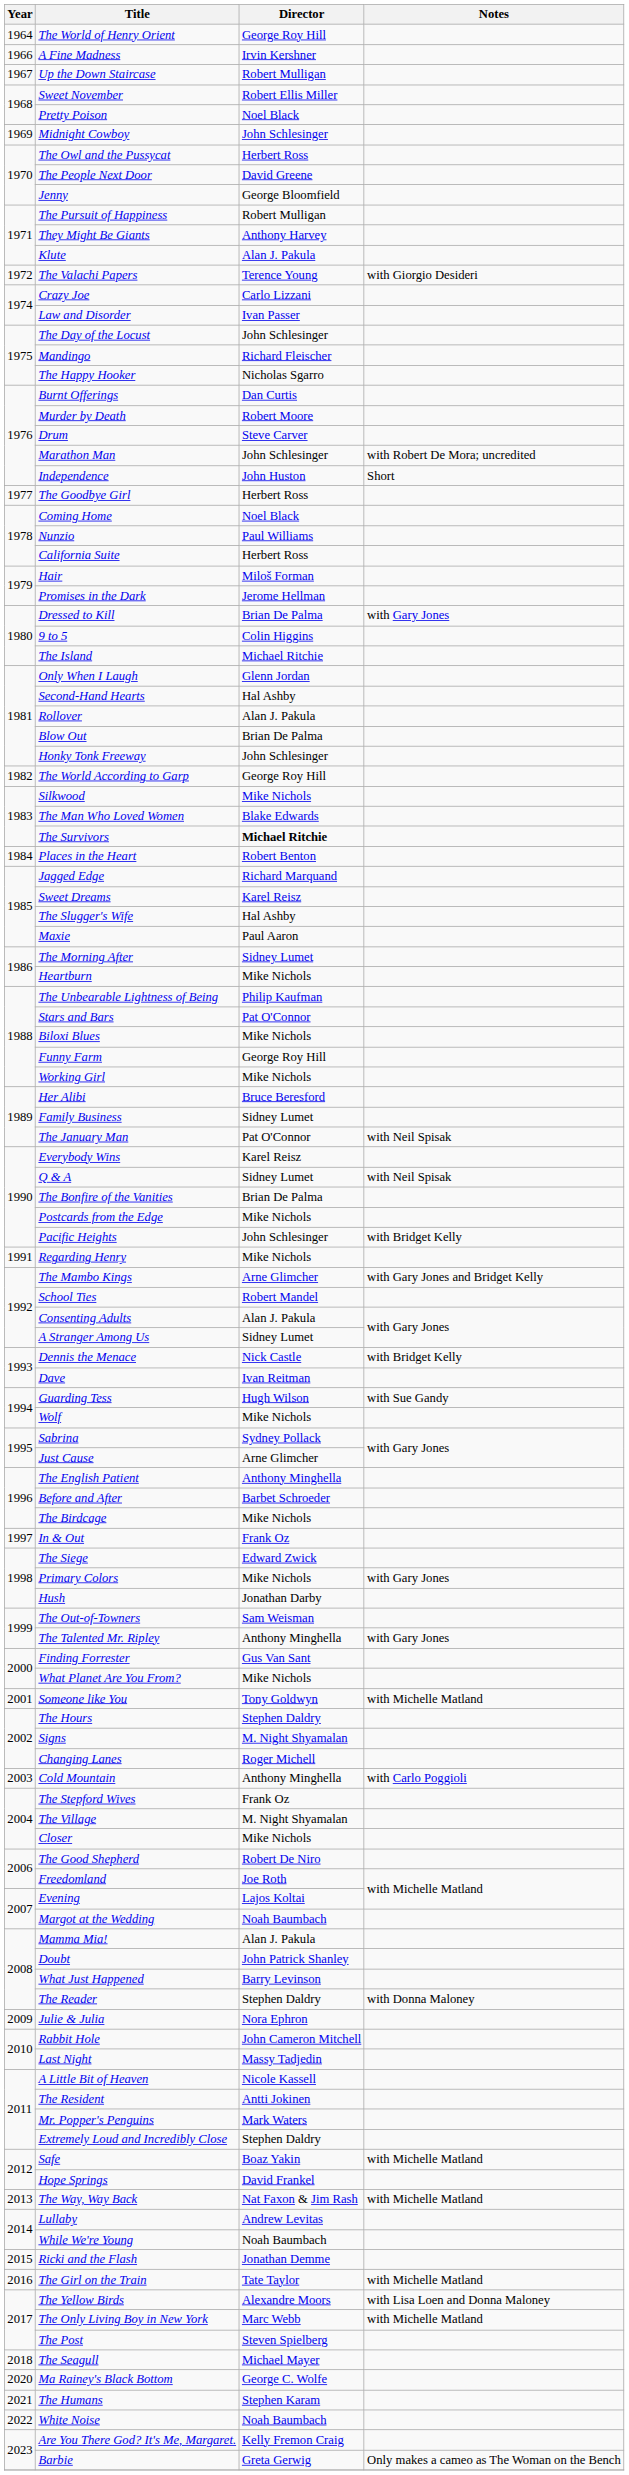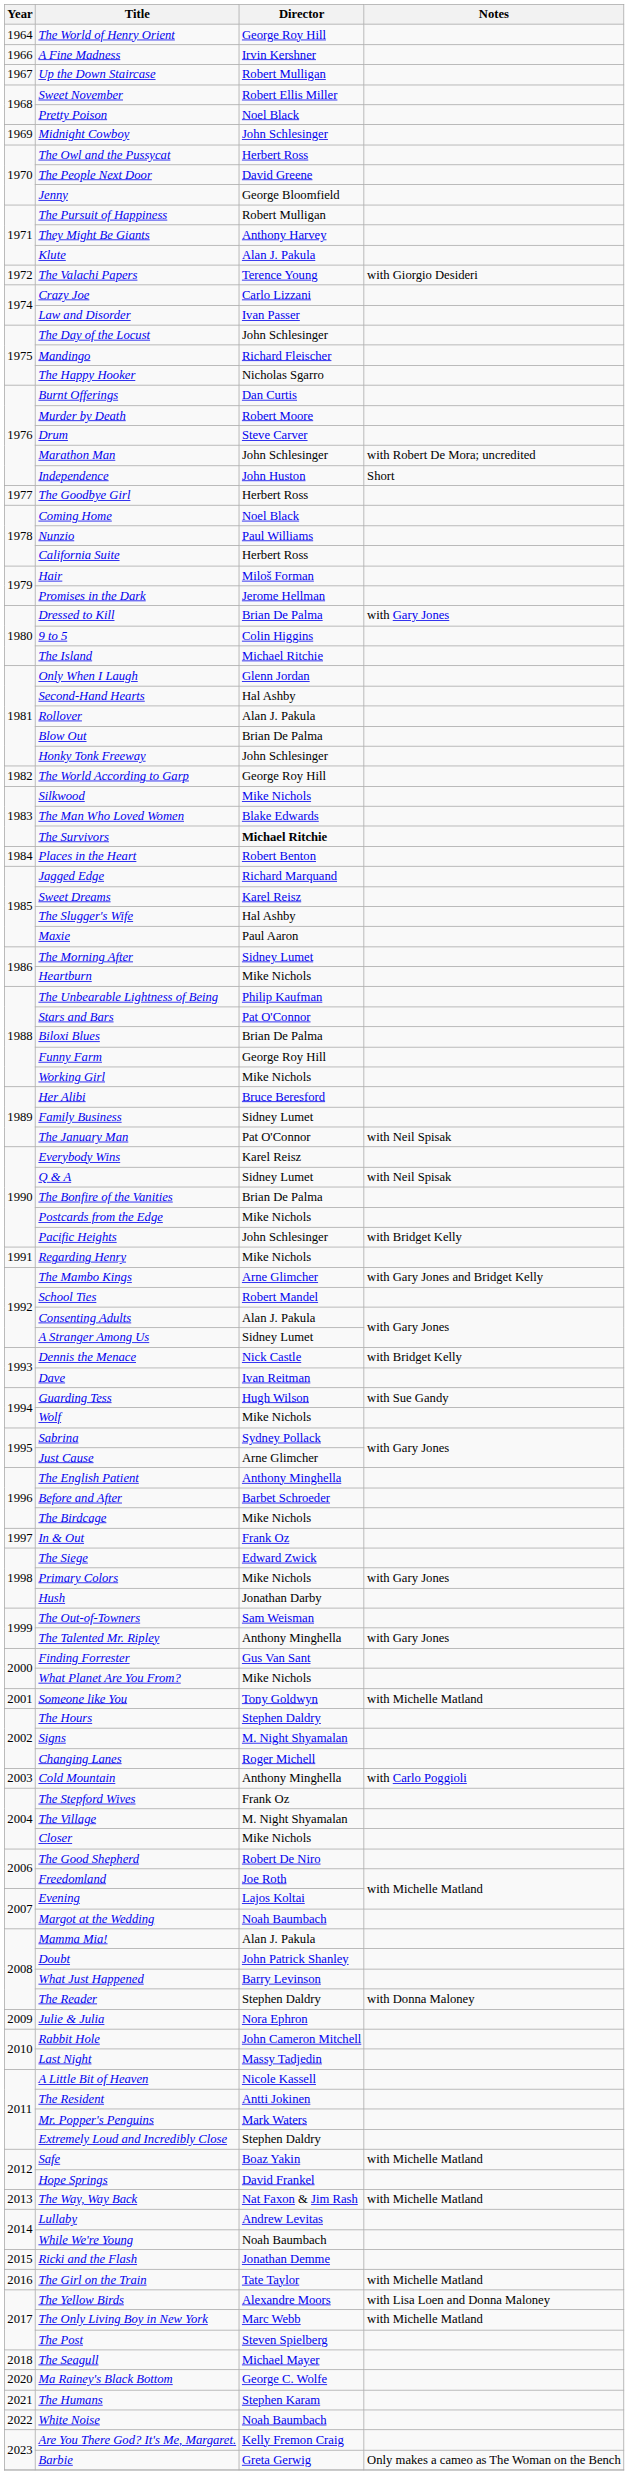(276, 1036) Mike Nichols -> (282, 1036) Brian De Palma
